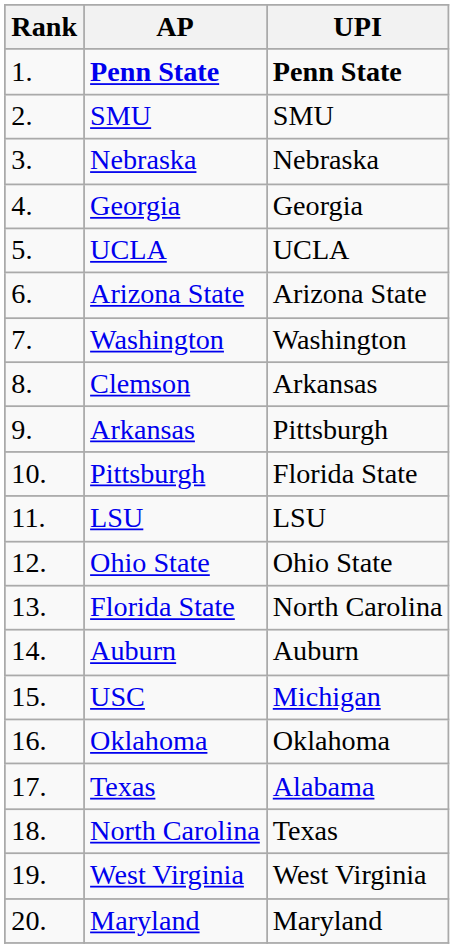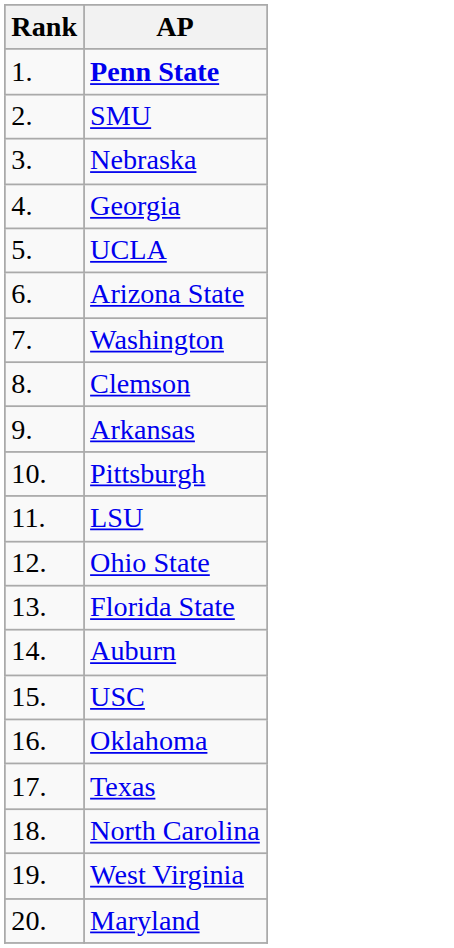- column: (358, 26)
